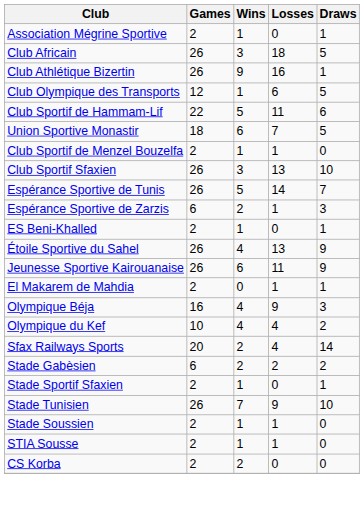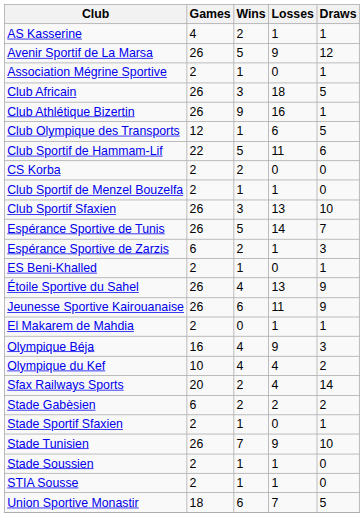+ row: (45, 33)
+ row: (80, 53)
rows swapped: (34, 463) <-> (73, 131)
